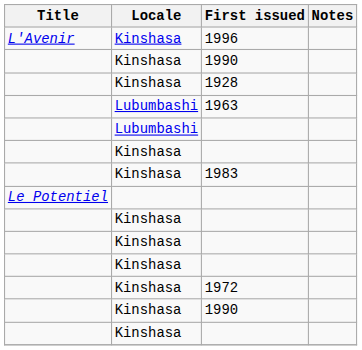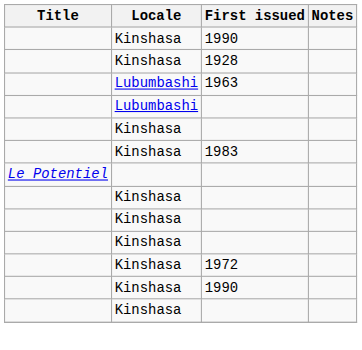- row: (148, 39)
